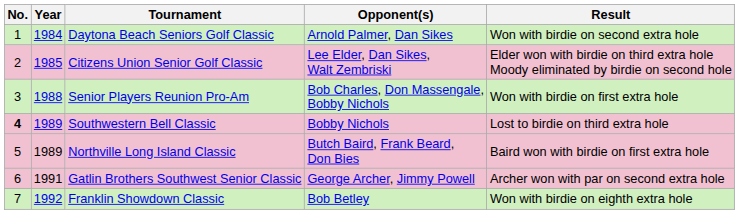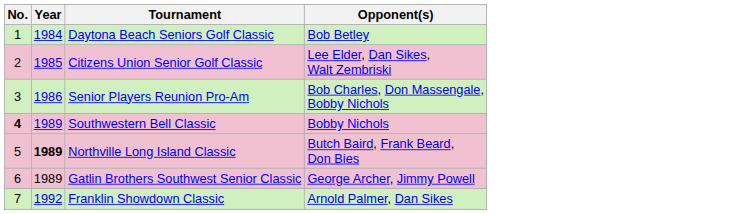- column: (611, 15)
(380, 35) Arnold Palmer, Dan Sikes -> (338, 35) Bob Betley
(48, 97) 1988 -> (48, 97) 1986
(48, 151) normal -> (48, 151) bold
(48, 179) 1991 -> (48, 179) 1989
(338, 199) Bob Betley -> (380, 199) Arnold Palmer, Dan Sikes
